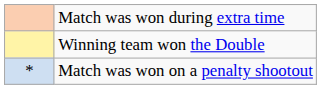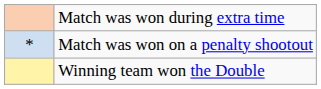rows swapped: (186, 71) <-> (161, 44)
